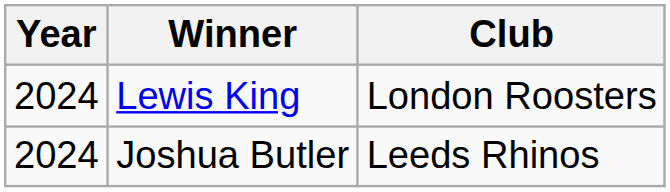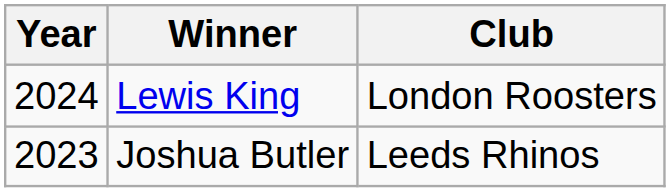(56, 155) 2024 -> (56, 155) 2023
